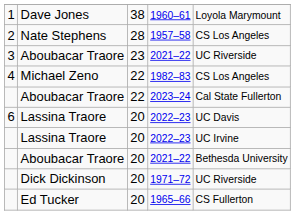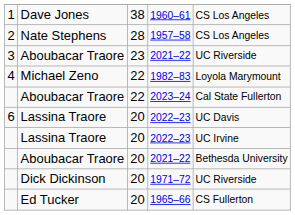(238, 15) Loyola Marymount -> (232, 15) CS Los Angeles
(232, 76) CS Los Angeles -> (238, 76) Loyola Marymount
